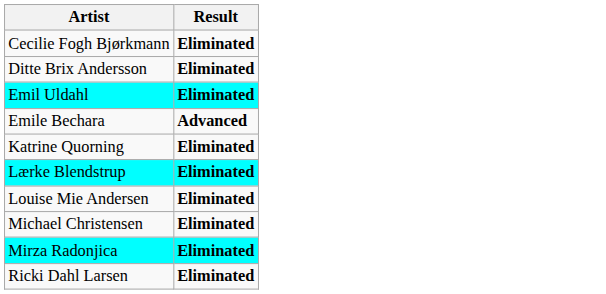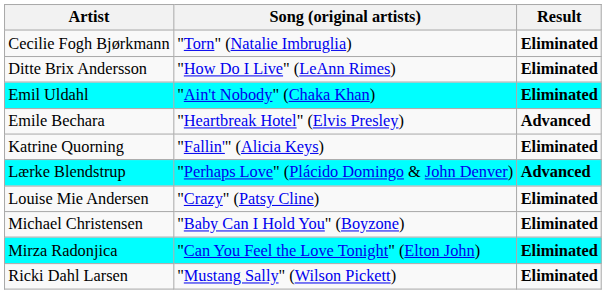+ column: (345, 17)
(216, 172) Eliminated -> (556, 172) Advanced
